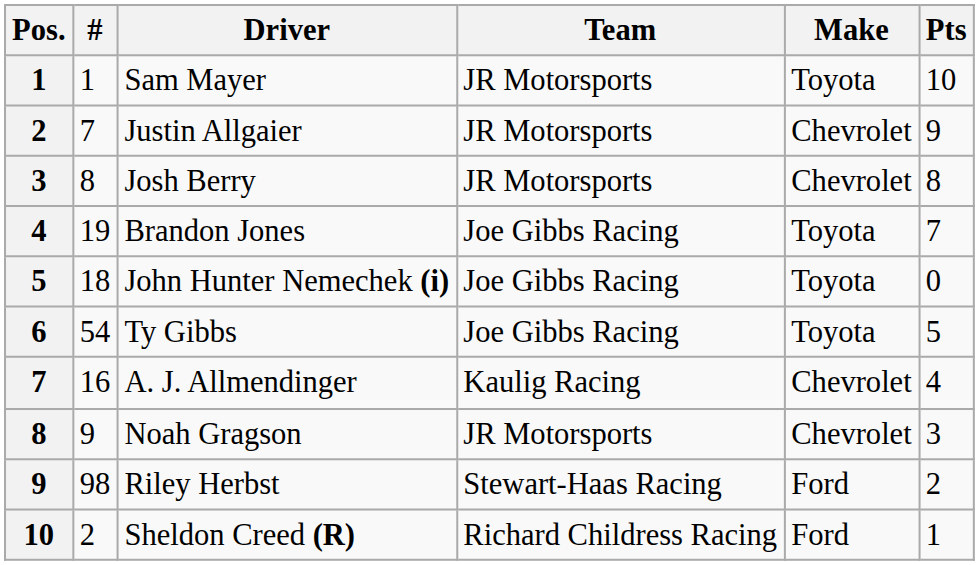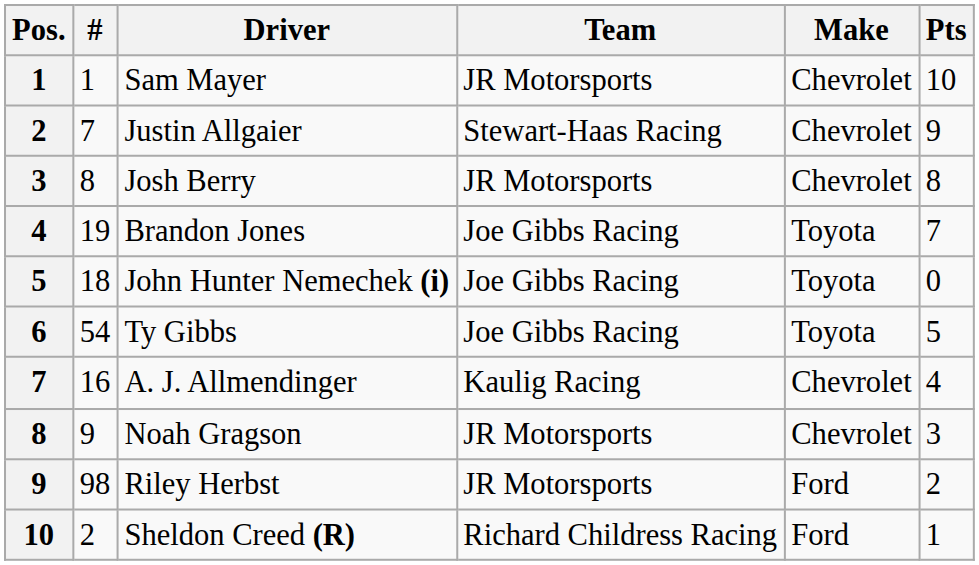(833, 80) Toyota -> (851, 80) Chevrolet
(558, 130) JR Motorsports -> (593, 130) Stewart-Haas Racing
(593, 483) Stewart-Haas Racing -> (558, 483) JR Motorsports
